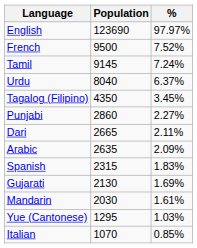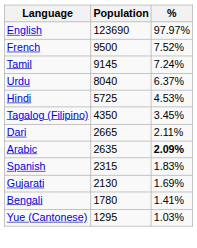+ row: (19, 98)
- row: (25, 115)
(169, 149) normal -> (169, 149) bold
- row: (29, 200)
+ row: (25, 200)
- row: (21, 234)
